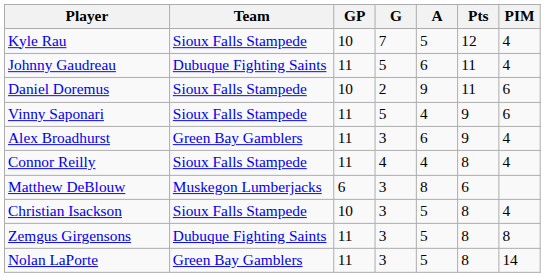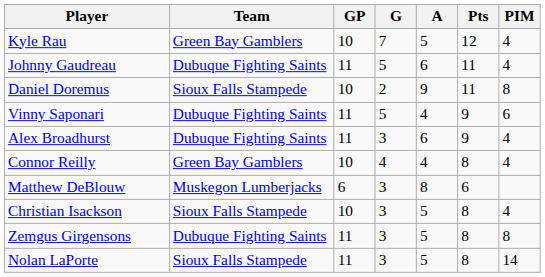(240, 41) Sioux Falls Stampede -> (238, 41) Green Bay Gamblers
(506, 89) 6 -> (506, 89) 8
(240, 114) Sioux Falls Stampede -> (250, 114) Dubuque Fighting Saints
(238, 138) Green Bay Gamblers -> (250, 138) Dubuque Fighting Saints
(240, 162) Sioux Falls Stampede -> (238, 162) Green Bay Gamblers
(345, 162) 11 -> (345, 162) 10
(238, 260) Green Bay Gamblers -> (240, 260) Sioux Falls Stampede
